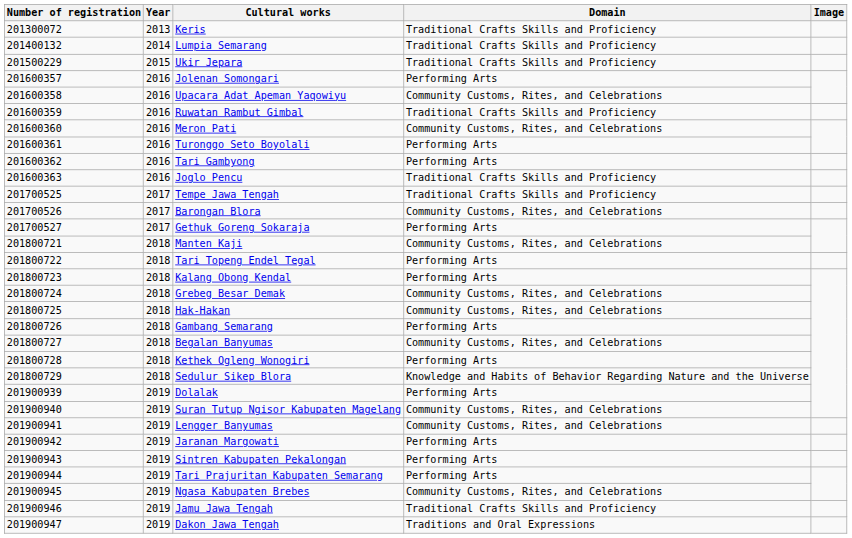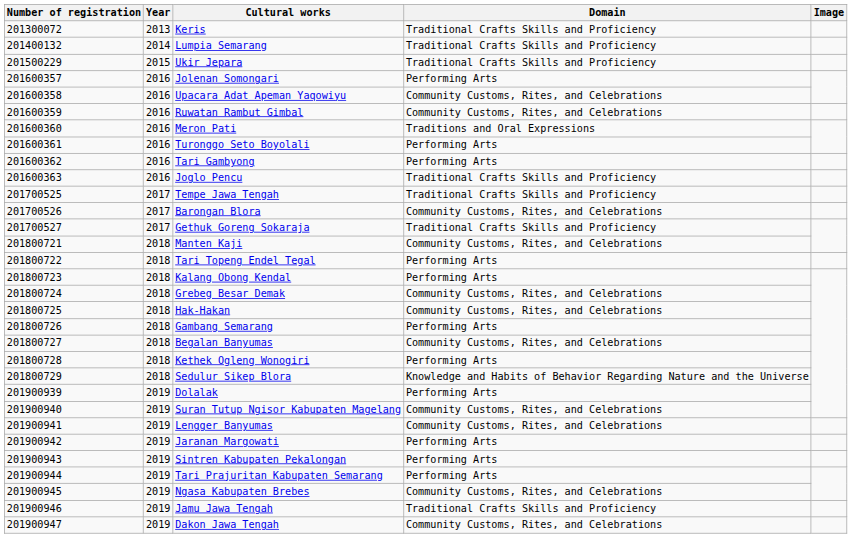(531, 112) Traditional Crafts Skills and Proficiency -> (534, 112) Community Customs, Rites, and Celebrations
(534, 128) Community Customs, Rites, and Celebrations -> (501, 128) Traditions and Oral Expressions
(452, 227) Performing Arts -> (531, 227) Traditional Crafts Skills and Proficiency
(501, 525) Traditions and Oral Expressions -> (534, 525) Community Customs, Rites, and Celebrations
